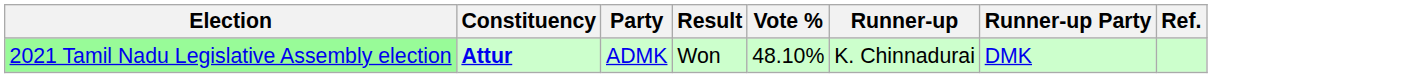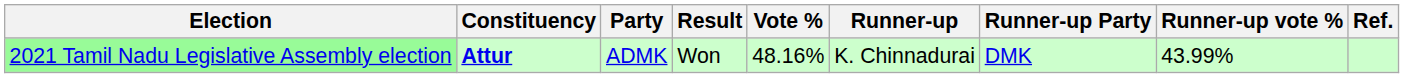+ column: (1252, 21)
(788, 55) 48.10% -> (788, 55) 48.16%
